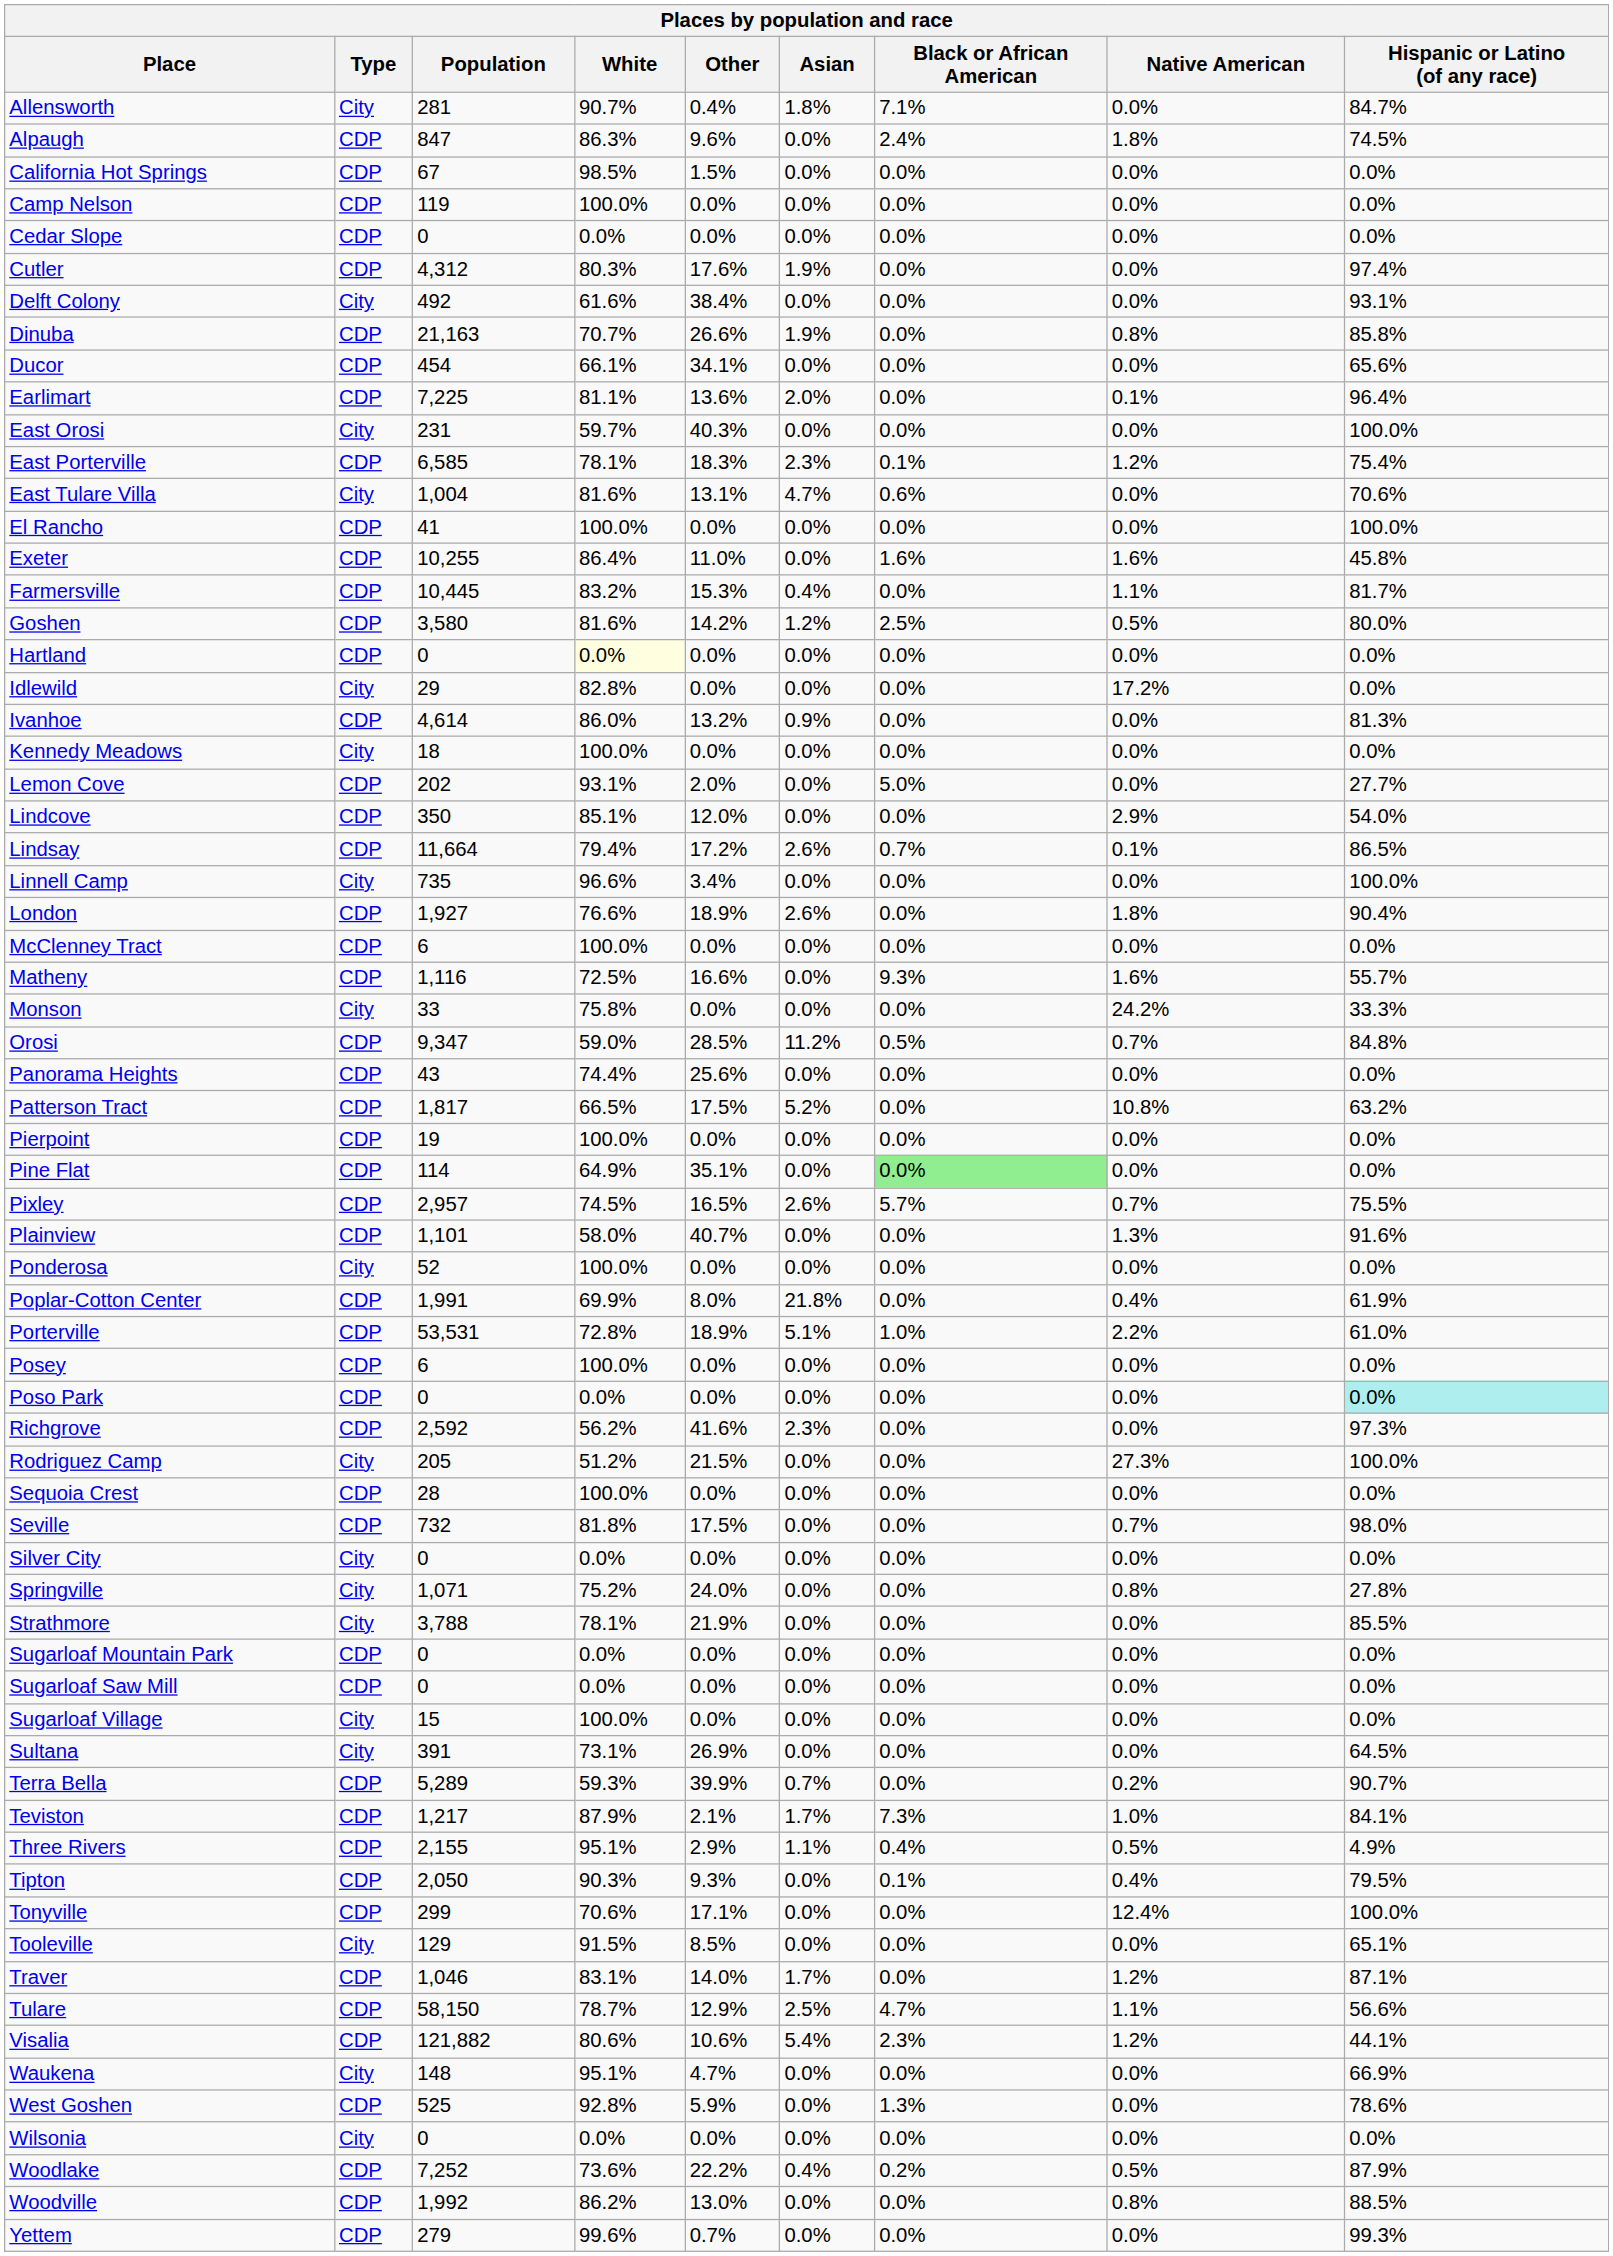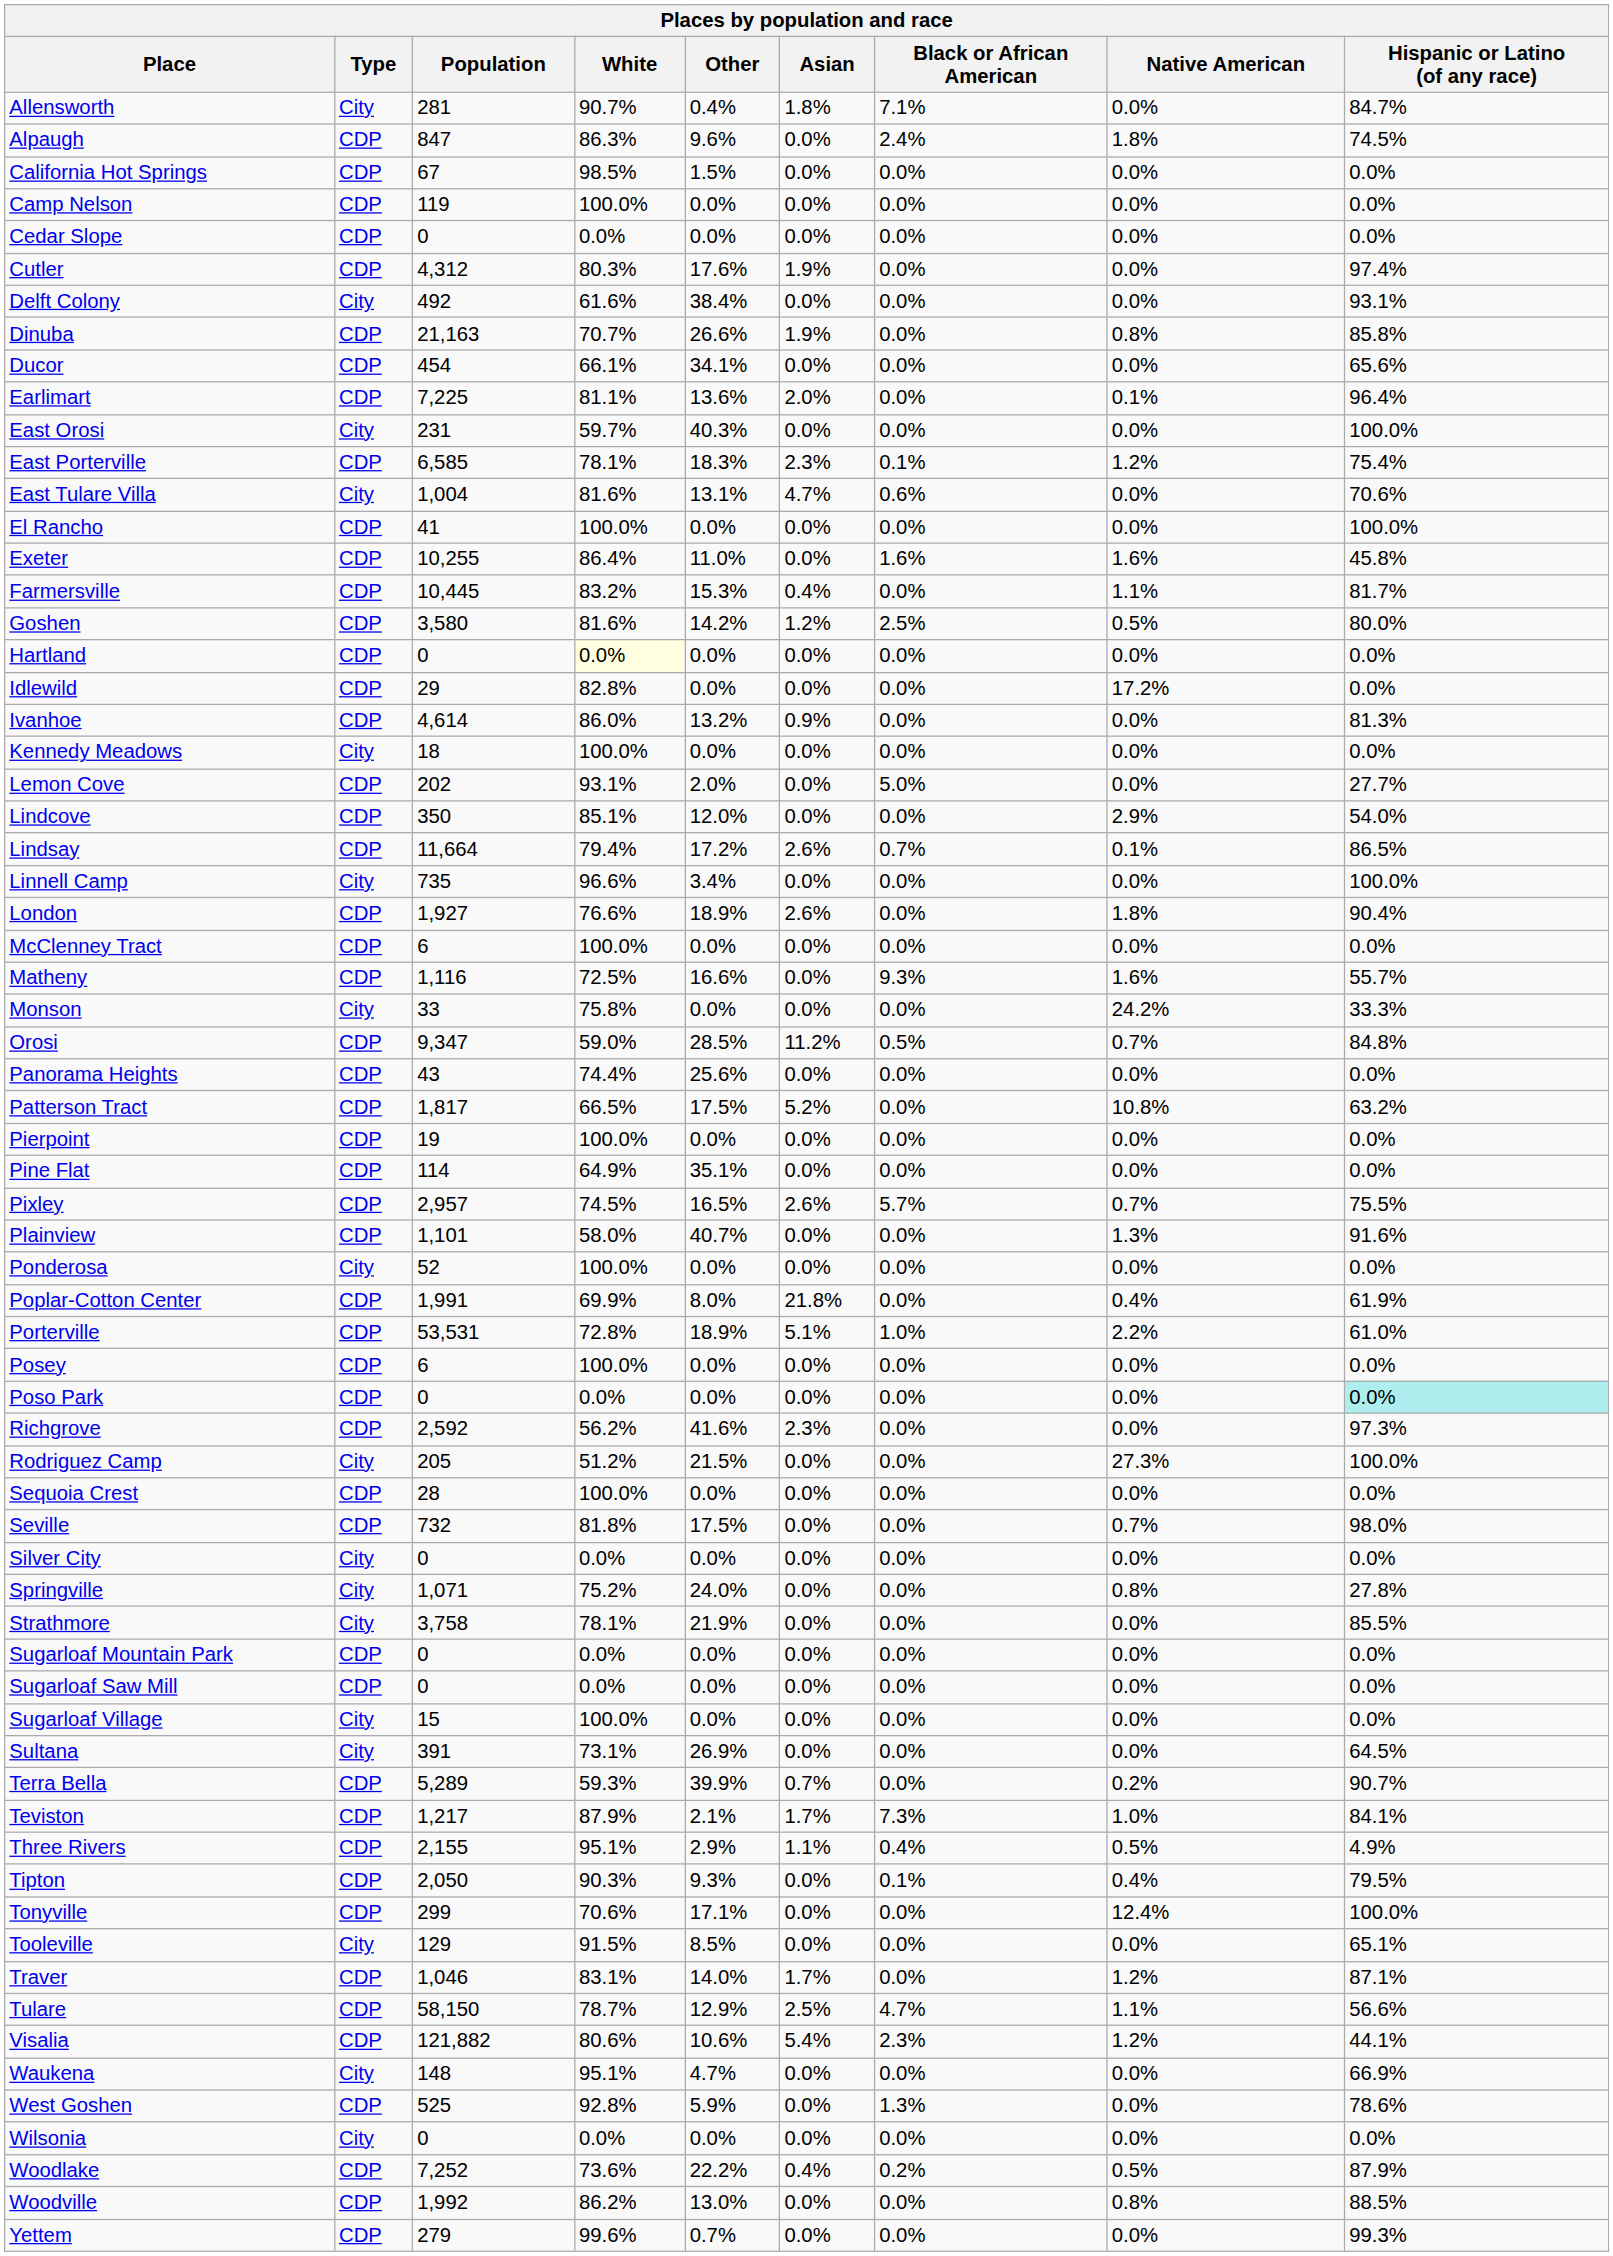(356, 687) City -> (360, 687) CDP
(902, 1171) lightgreen background -> (902, 1171) no background
(443, 1622) 3,788 -> (443, 1622) 3,758
